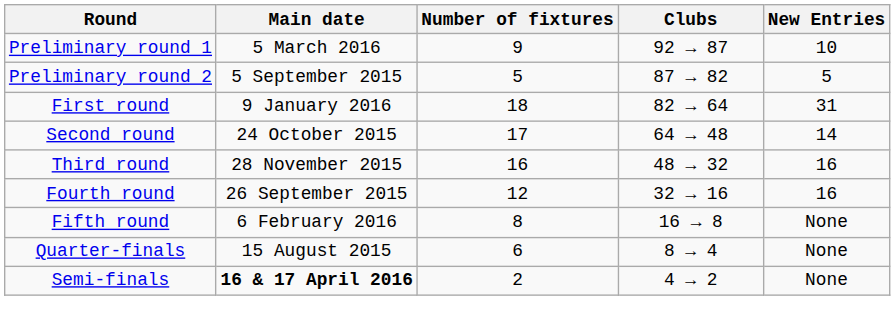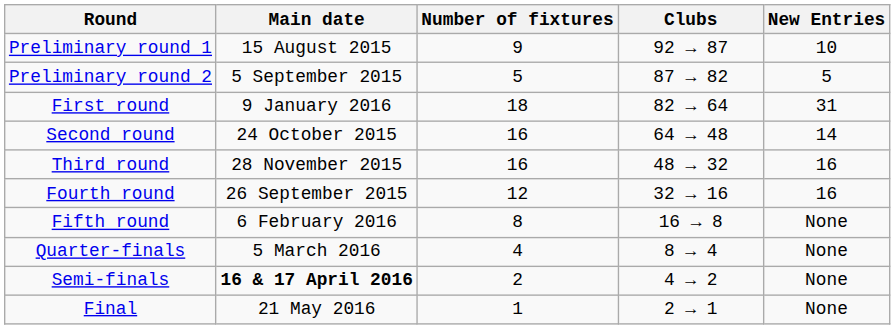(317, 48) 5 March 2016 -> (317, 48) 15 August 2015
(518, 135) 17 -> (518, 135) 16
(317, 251) 15 August 2015 -> (317, 251) 5 March 2016
(518, 251) 6 -> (518, 251) 4
+ row: (110, 309)
